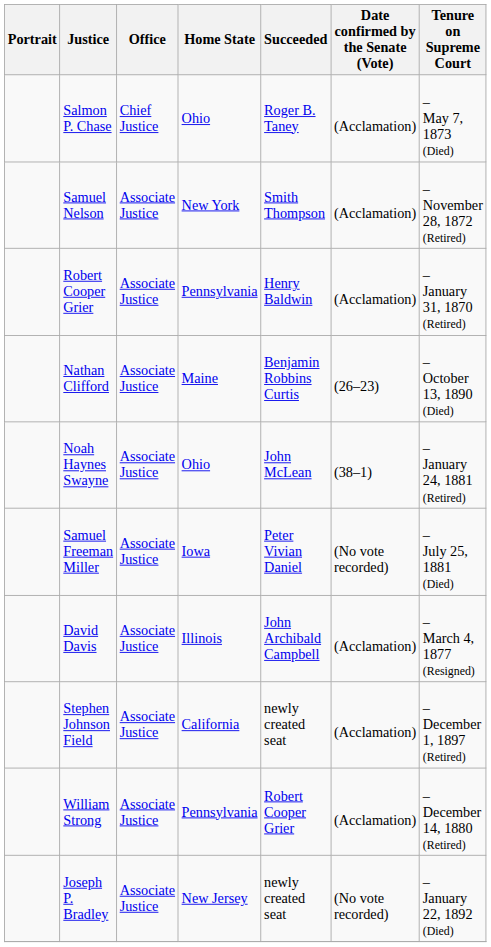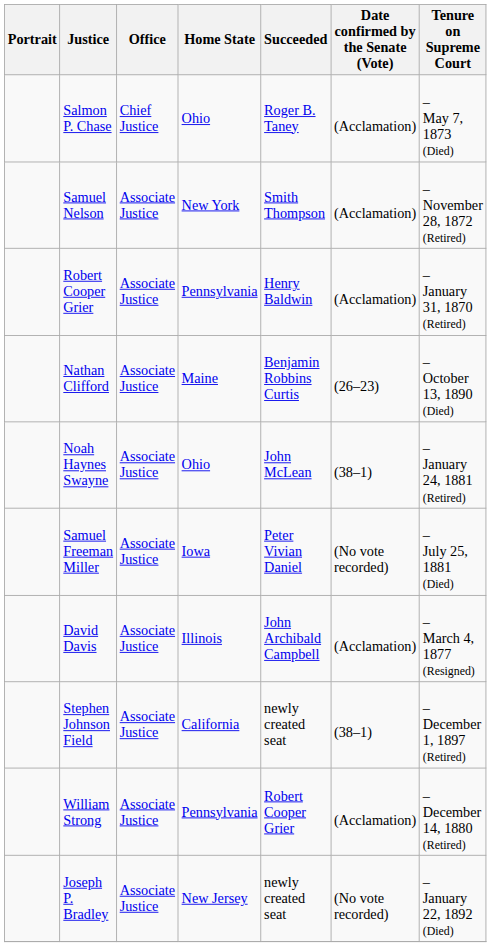(375, 733) (Acclamation) -> (353, 733) (38–1)
